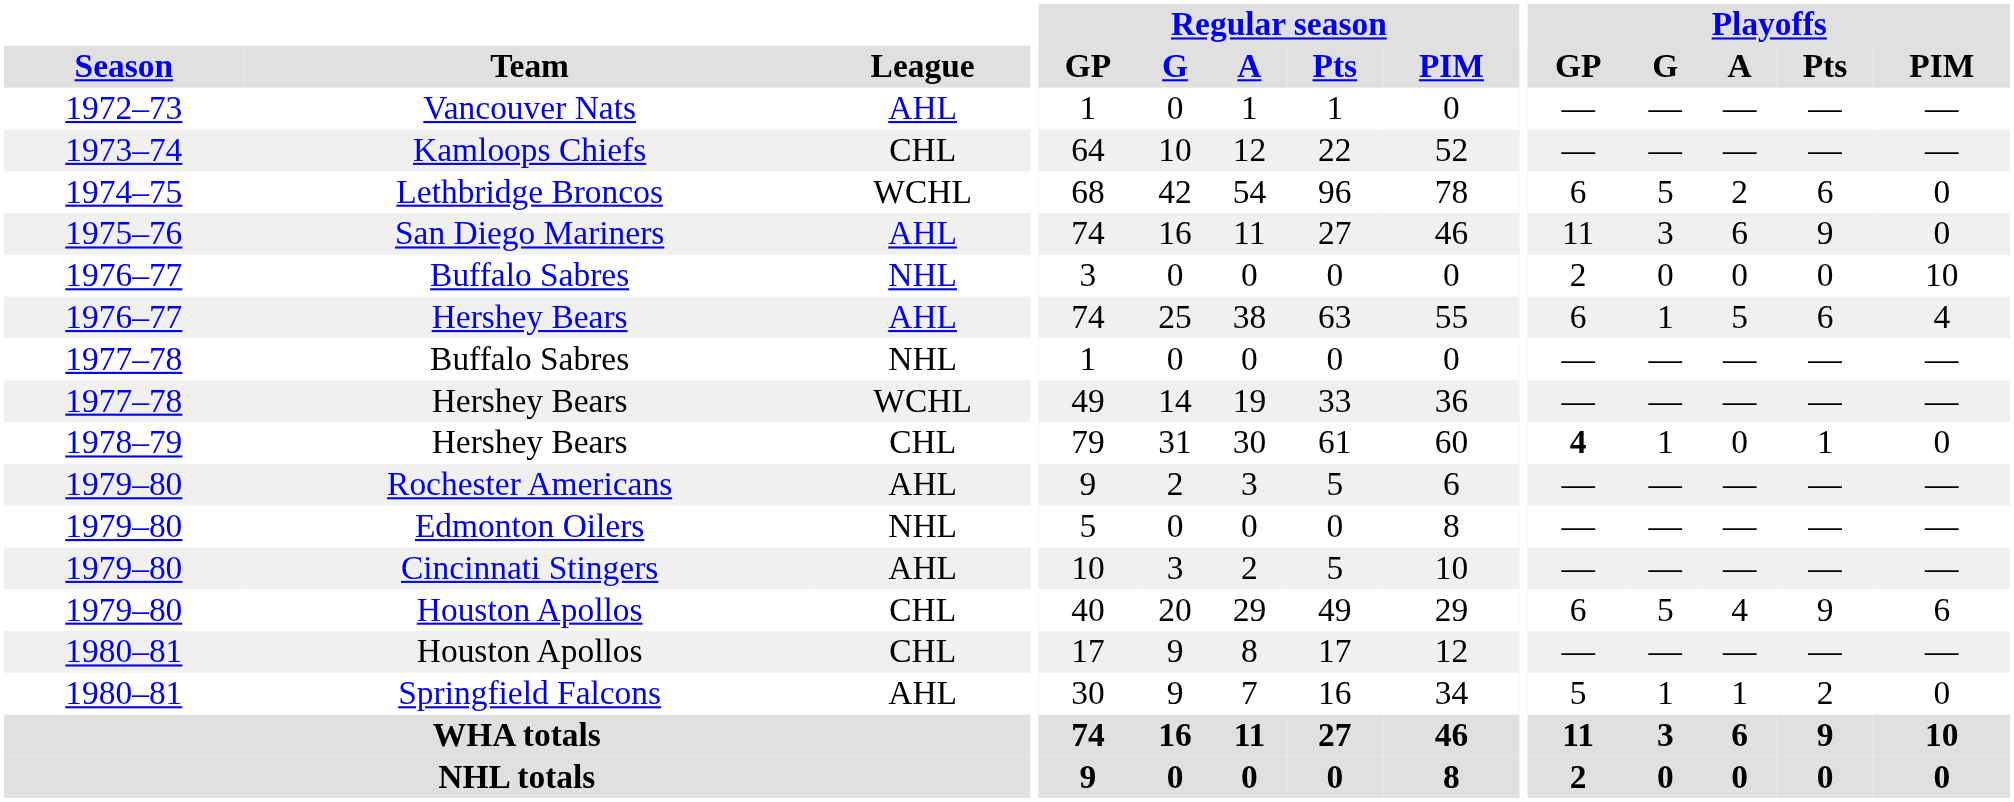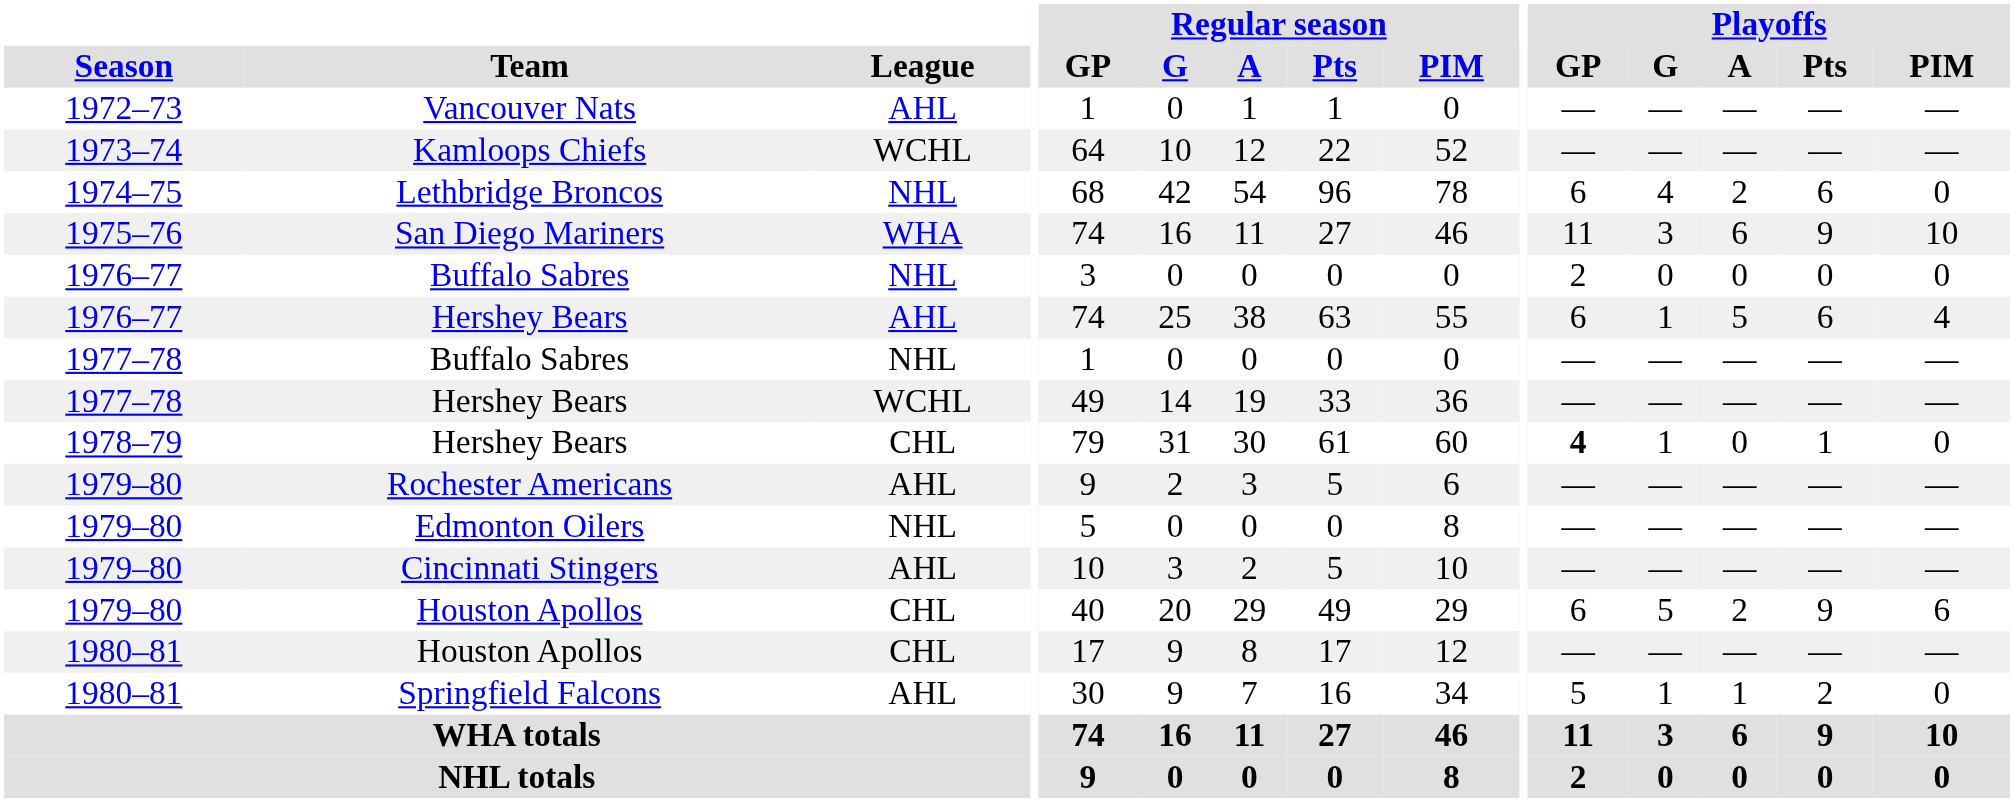(923, 149) CHL -> (923, 149) WCHL
(923, 191) WCHL -> (923, 191) NHL
(1665, 191) 5 -> (1665, 191) 4
(923, 233) AHL -> (923, 233) WHA
(1942, 233) 0 -> (1942, 233) 10
(1942, 275) 10 -> (1942, 275) 0
(1740, 609) 4 -> (1740, 609) 2
